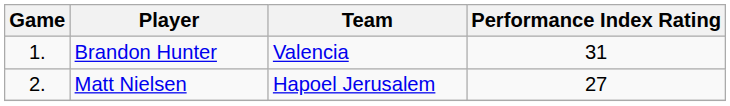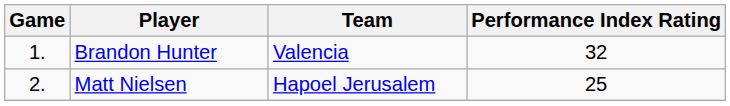(596, 52) 31 -> (596, 52) 32
(596, 84) 27 -> (596, 84) 25
